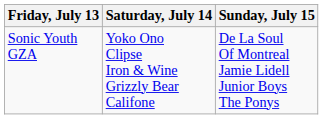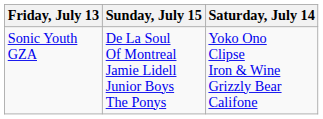columns swapped: (159, 15) <-> (267, 15)
